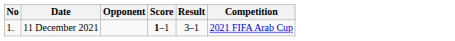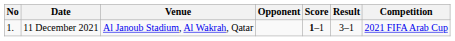+ column: (178, 12)
